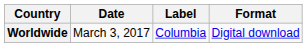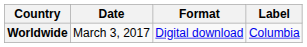columns swapped: (256, 14) <-> (181, 14)
